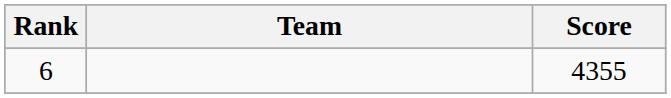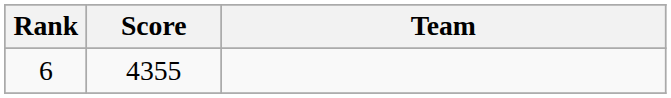columns swapped: (309, 26) <-> (599, 26)
